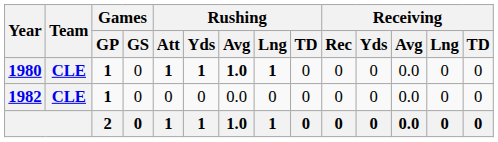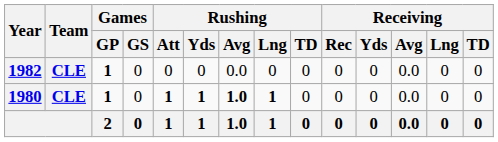rows swapped: (25, 70) <-> (25, 96)
